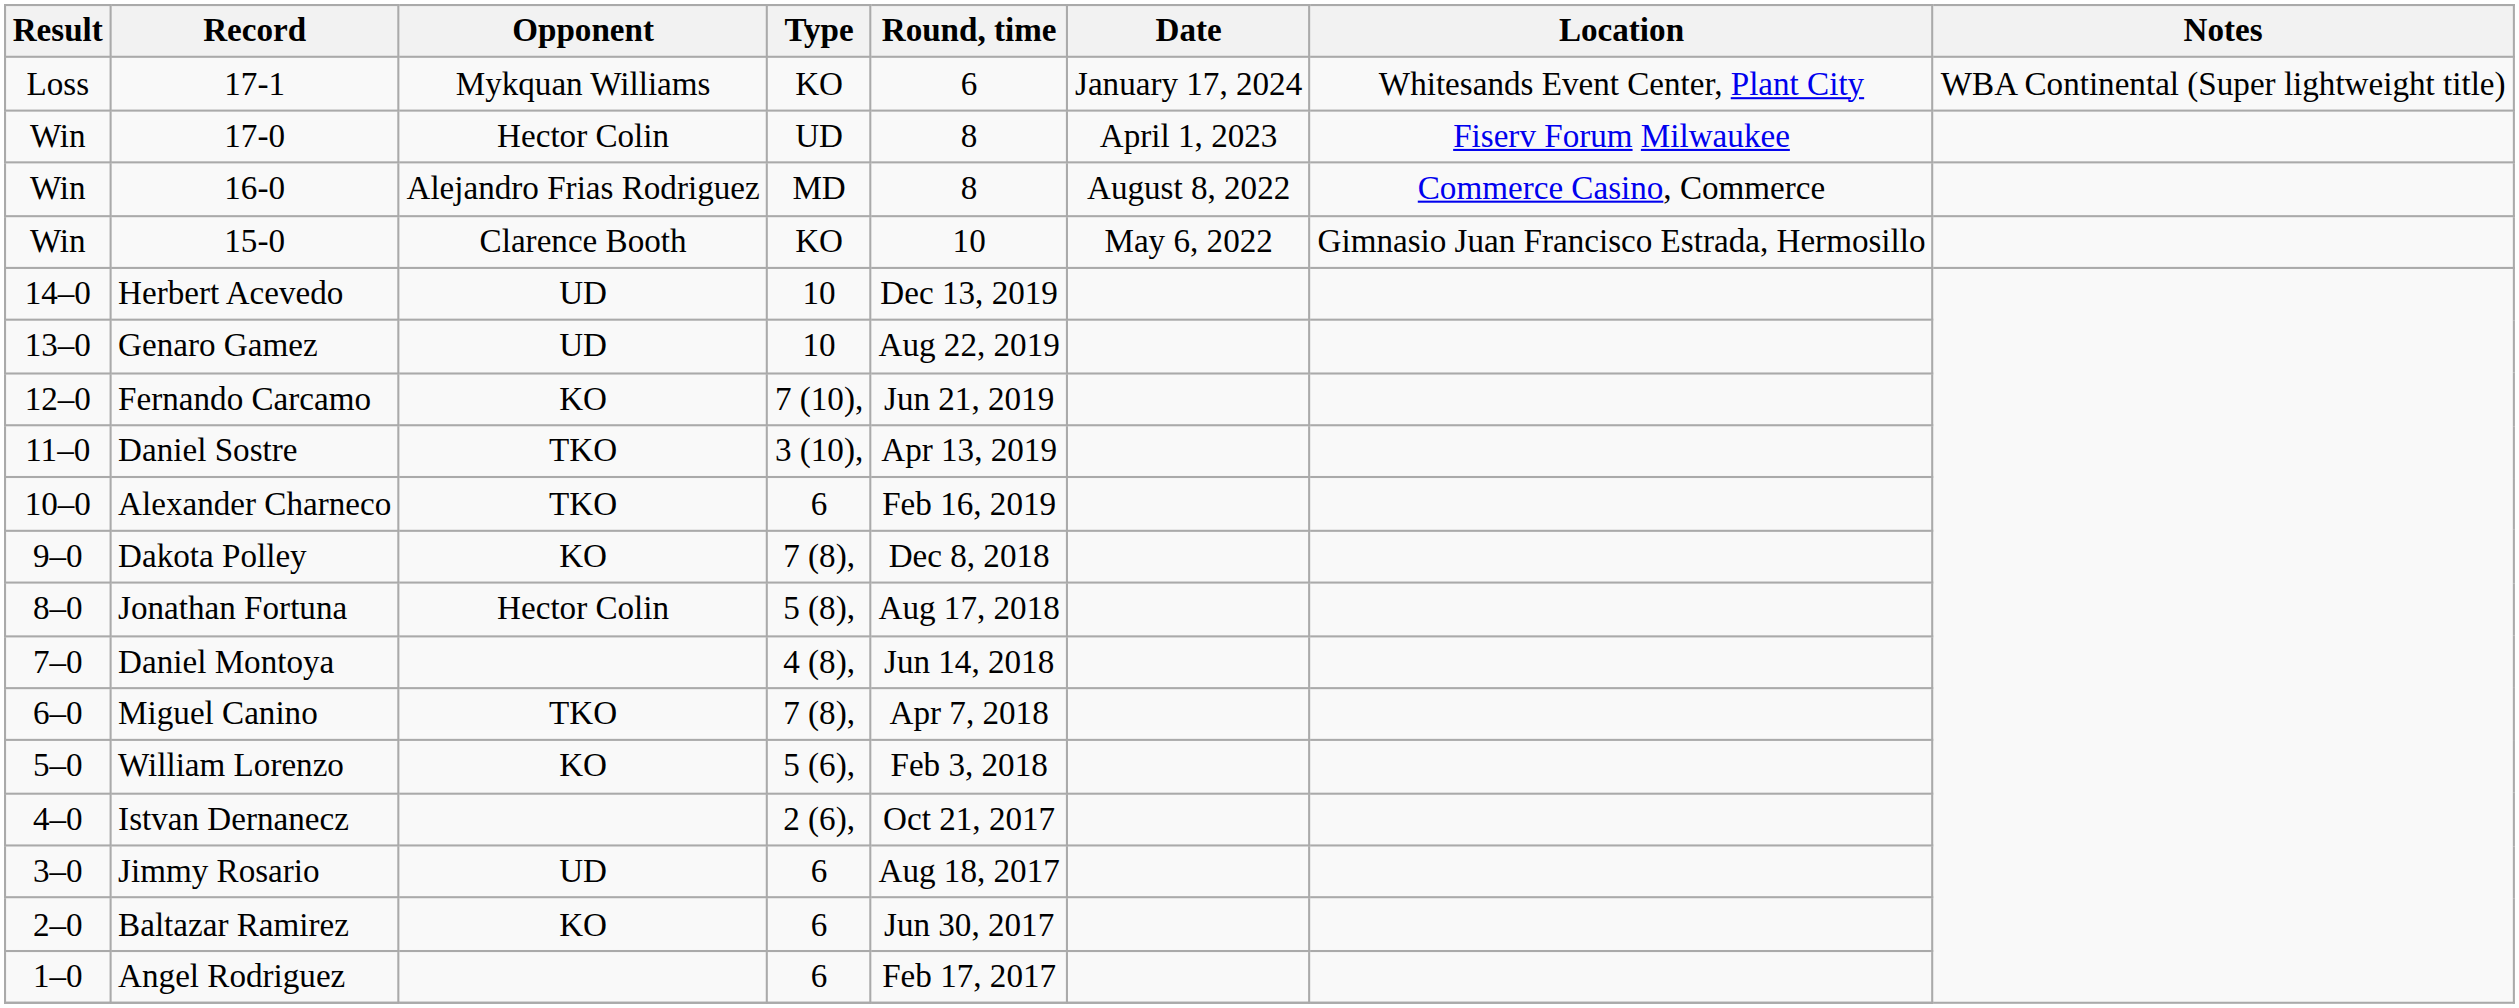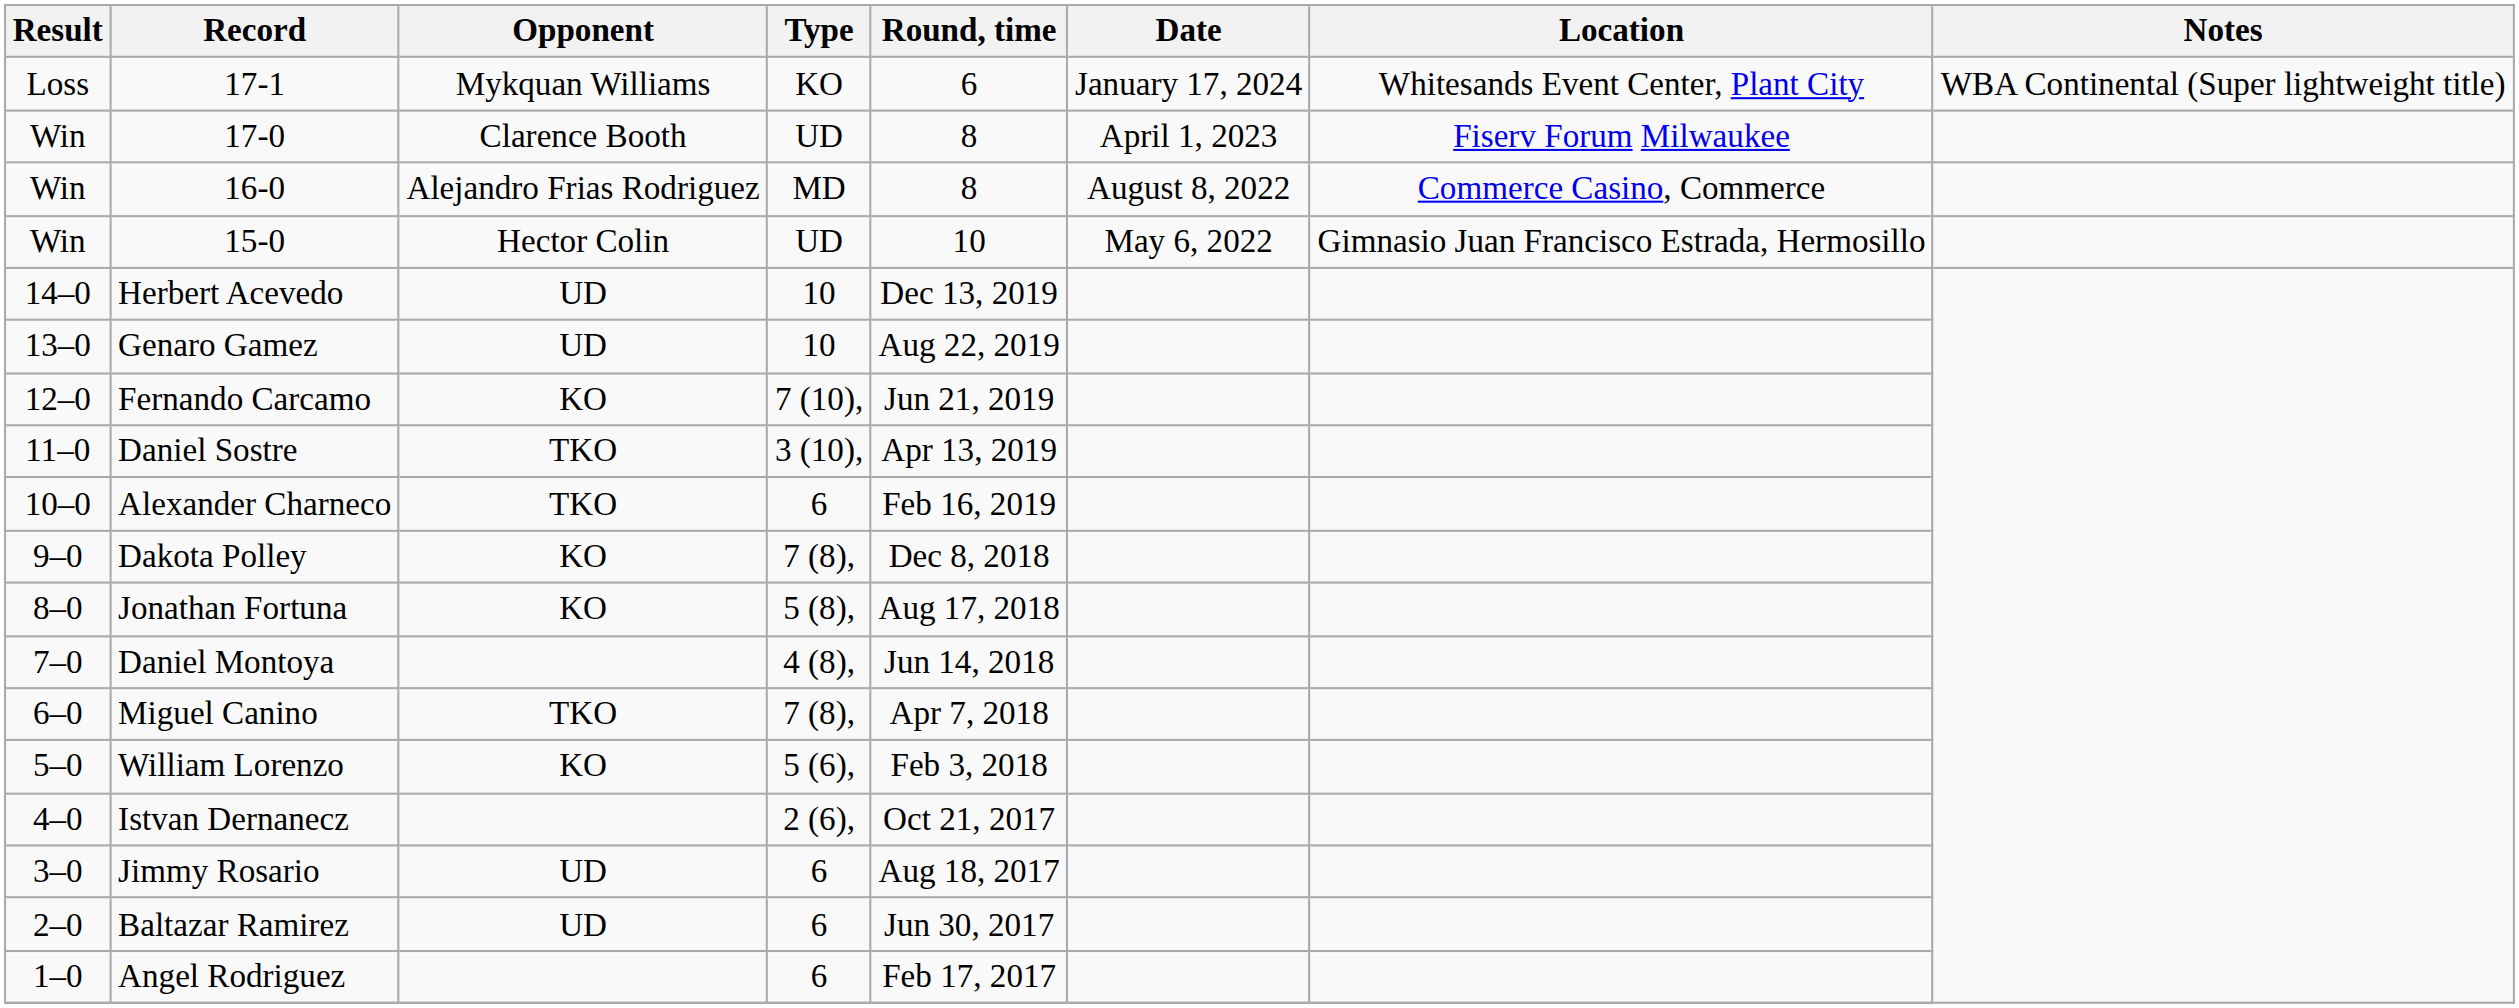(583, 135) Hector Colin -> (583, 135) Clarence Booth
(583, 240) Clarence Booth -> (583, 240) Hector Colin
(819, 240) KO -> (819, 240) UD
(583, 608) Hector Colin -> (583, 608) KO
(583, 923) KO -> (583, 923) UD
